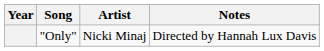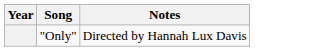- column: (115, 14)
